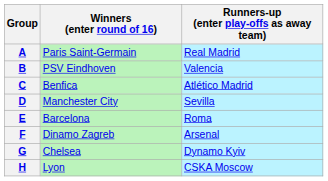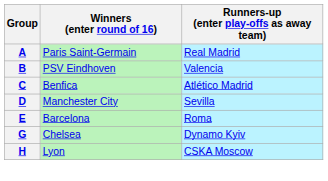- row: (22, 135)
